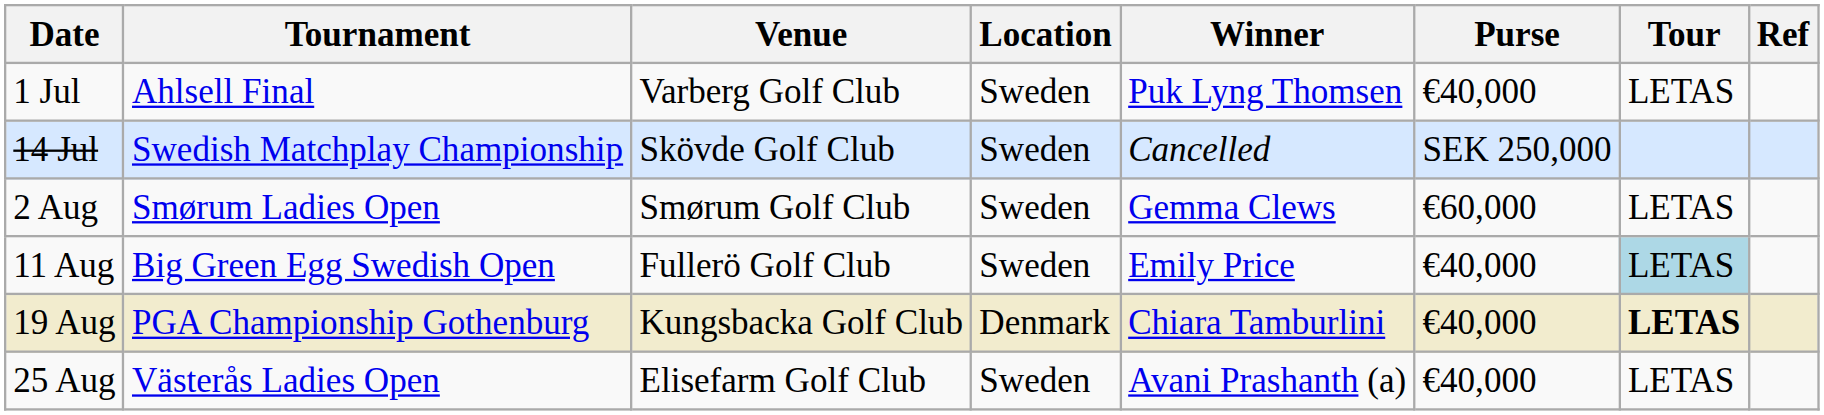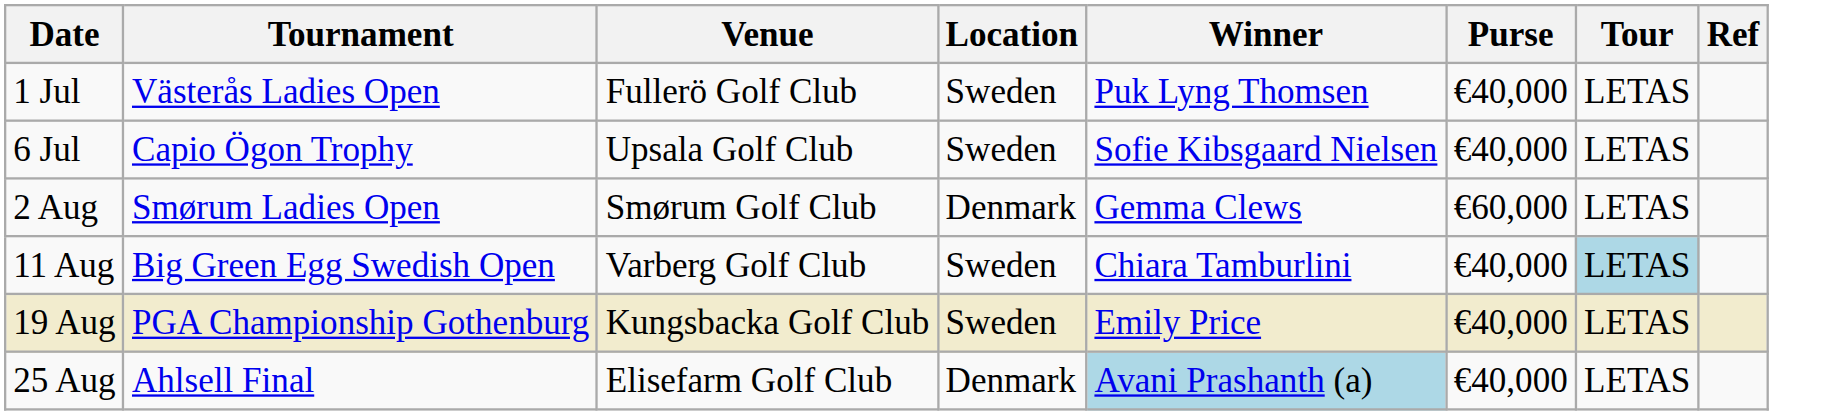(223, 91) Ahlsell Final -> (286, 91) Västerås Ladies Open
(770, 91) Varberg Golf Club -> (731, 91) Fullerö Golf Club
+ row: (47, 149)
- row: (56, 149)
(1035, 207) Sweden -> (1011, 207) Denmark
(765, 265) Fullerö Golf Club -> (736, 265) Varberg Golf Club
(1211, 265) Emily Price -> (1223, 265) Chiara Tamburlini
(1045, 323) Denmark -> (1001, 323) Sweden
(1257, 323) Chiara Tamburlini -> (1178, 323) Emily Price
(1684, 323) bold -> (1637, 323) normal
(286, 381) Västerås Ladies Open -> (223, 381) Ahlsell Final
(1035, 381) Sweden -> (1011, 381) Denmark
(1267, 381) no background -> (1233, 381) lightblue background
